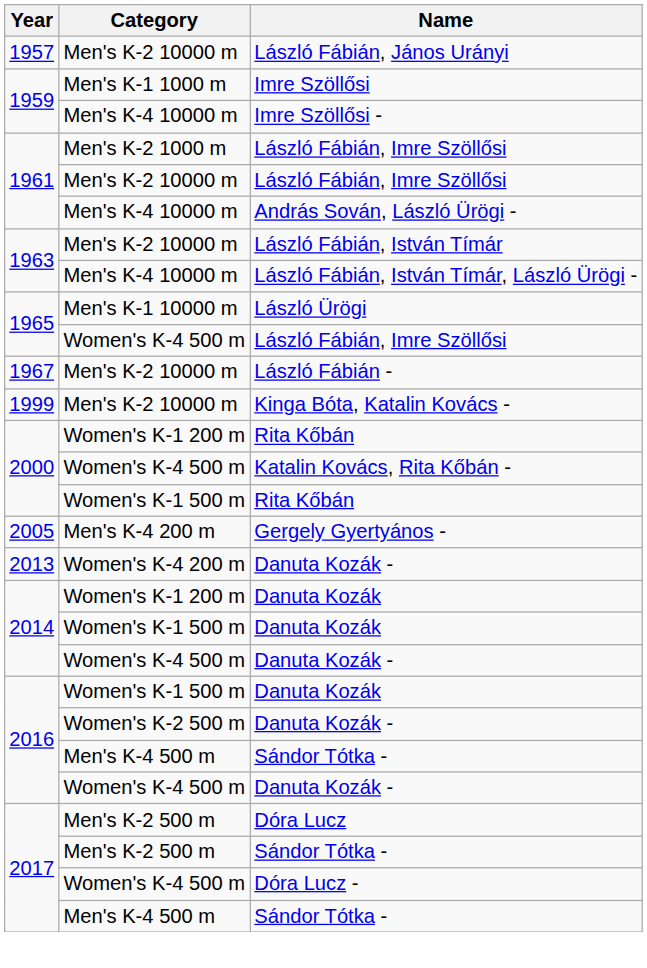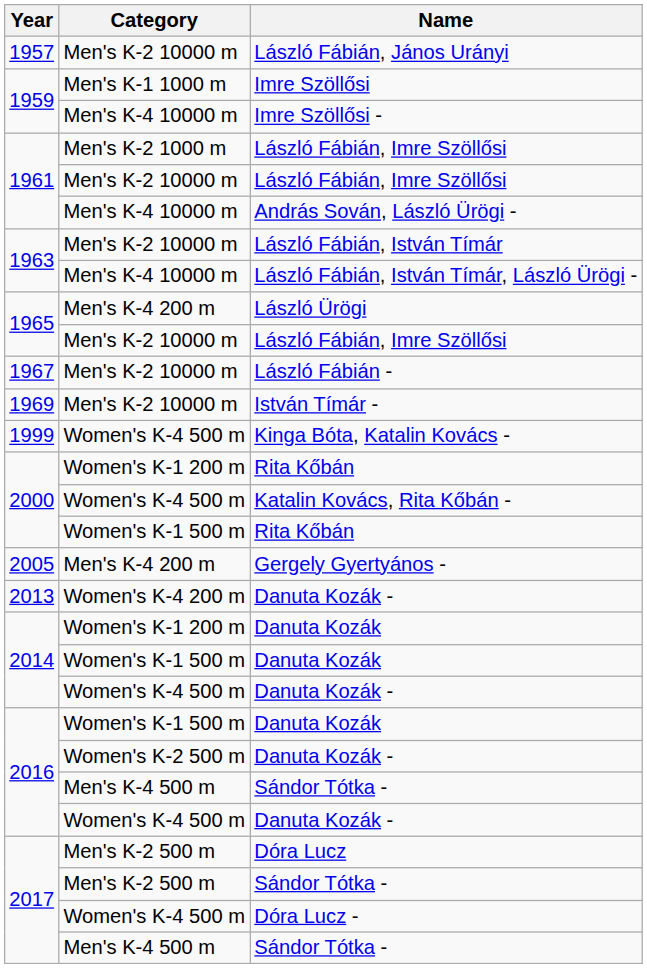(151, 308) Men's K-1 10000 m -> (139, 308) Men's K-4 200 m
(154, 340) Women's K-4 500 m -> (151, 340) Men's K-2 10000 m
+ row: (32, 404)
(151, 404) Men's K-2 10000 m -> (154, 436) Women's K-4 500 m
